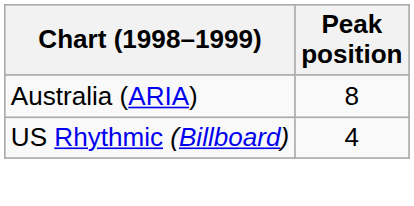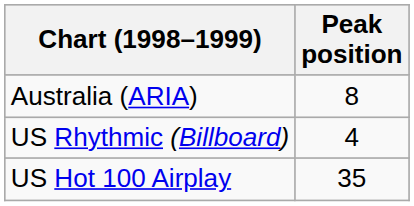+ row: (121, 178)
